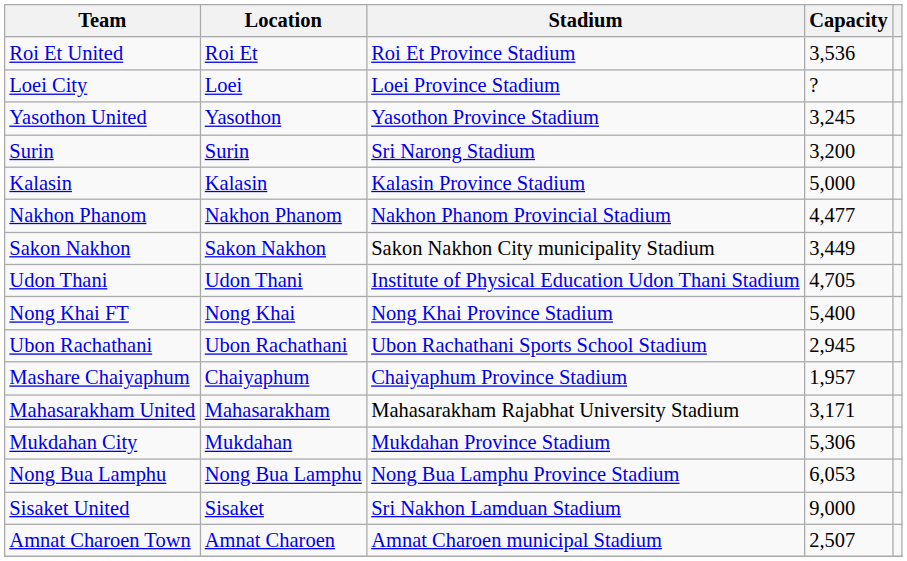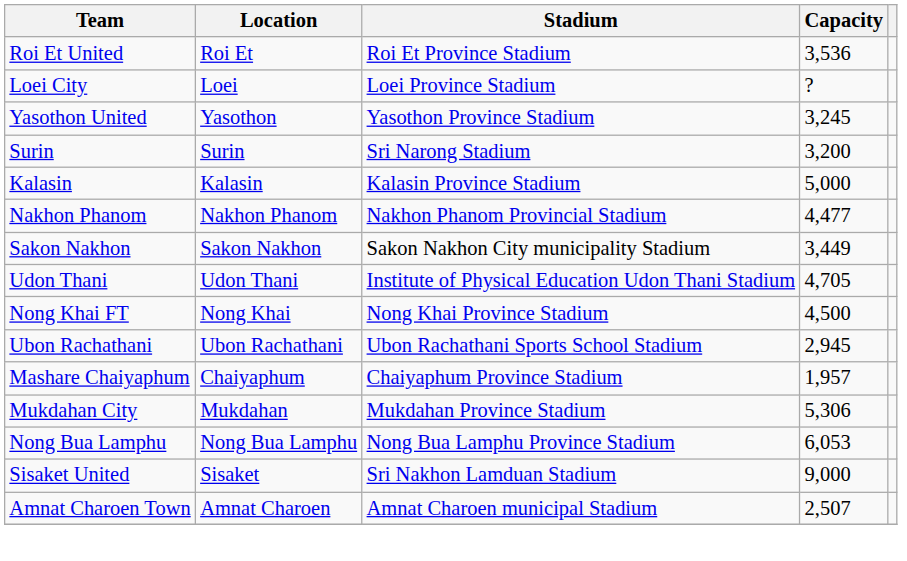(832, 313) 5,400 -> (828, 313) 4,500
- row: (102, 410)
